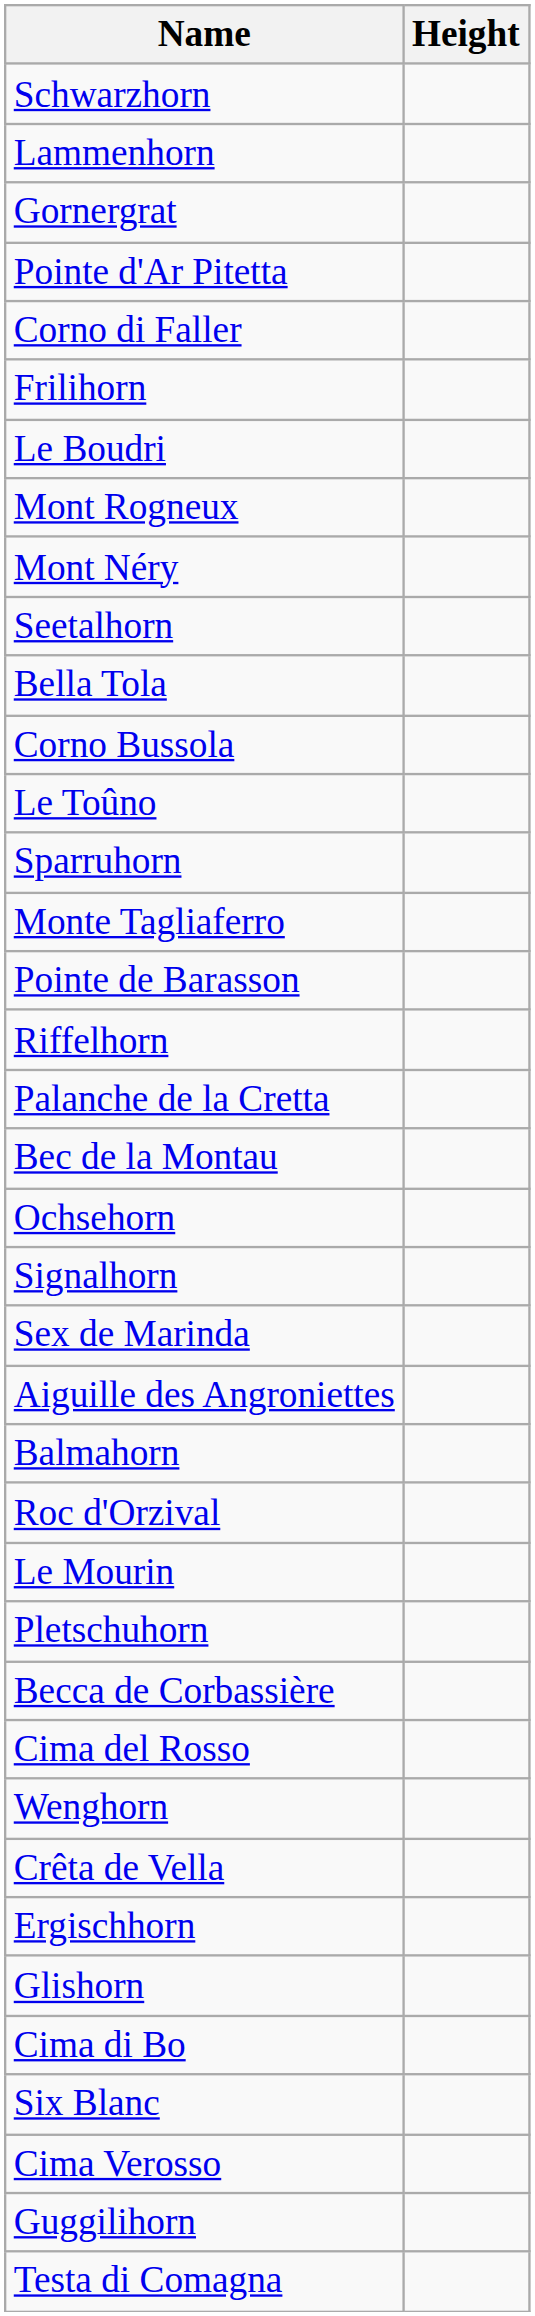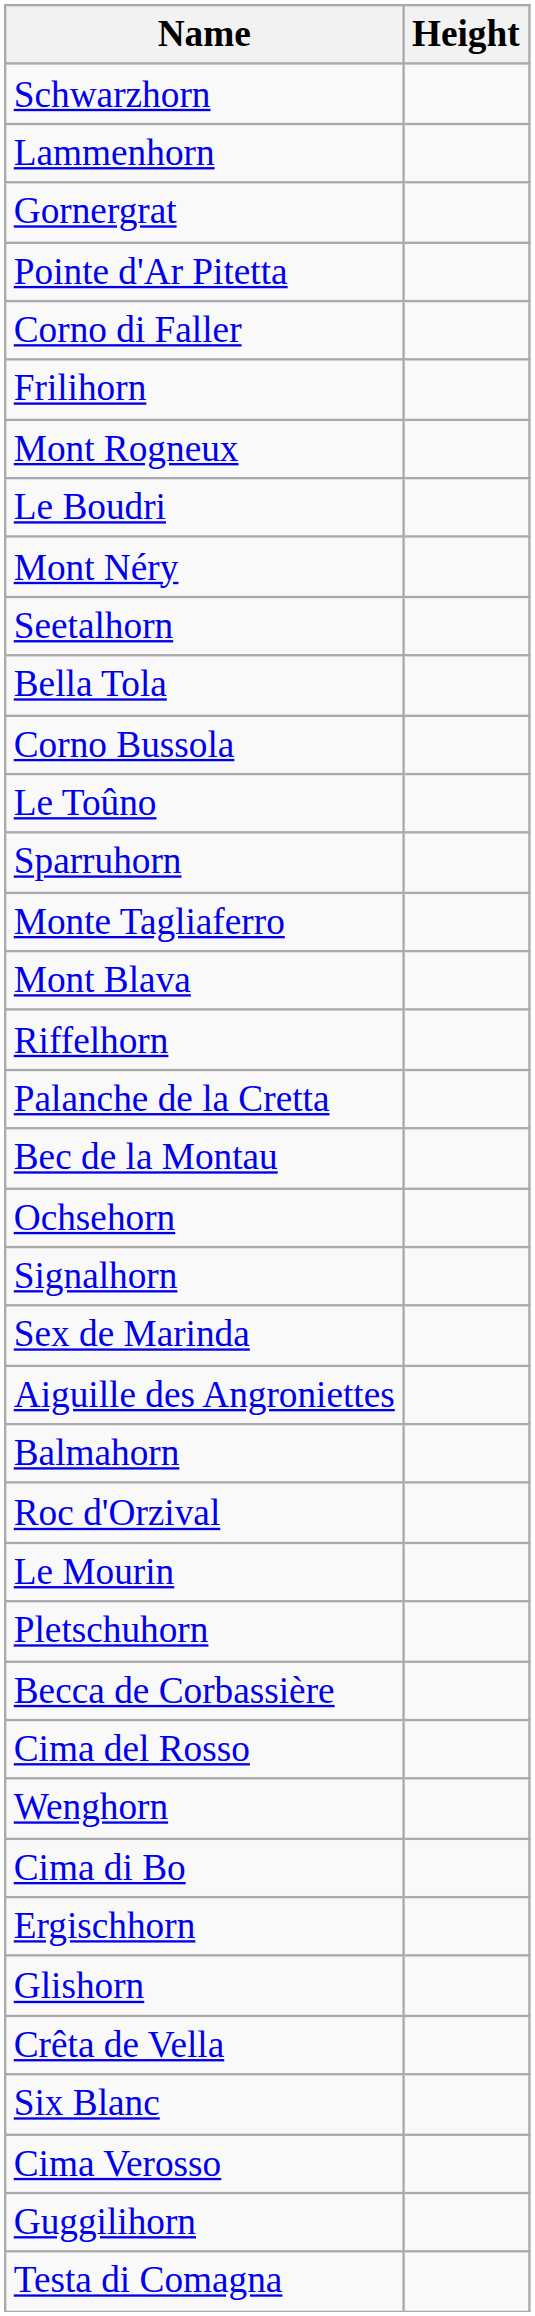rows swapped: (126, 507) <-> (90, 447)
- row: (157, 980)
+ row: (102, 980)
rows swapped: (100, 2044) <-> (119, 1866)
